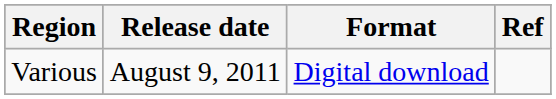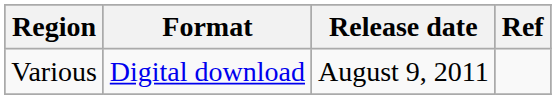columns swapped: (195, 26) <-> (391, 26)
